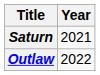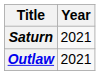(76, 59) 2022 -> (76, 59) 2021
